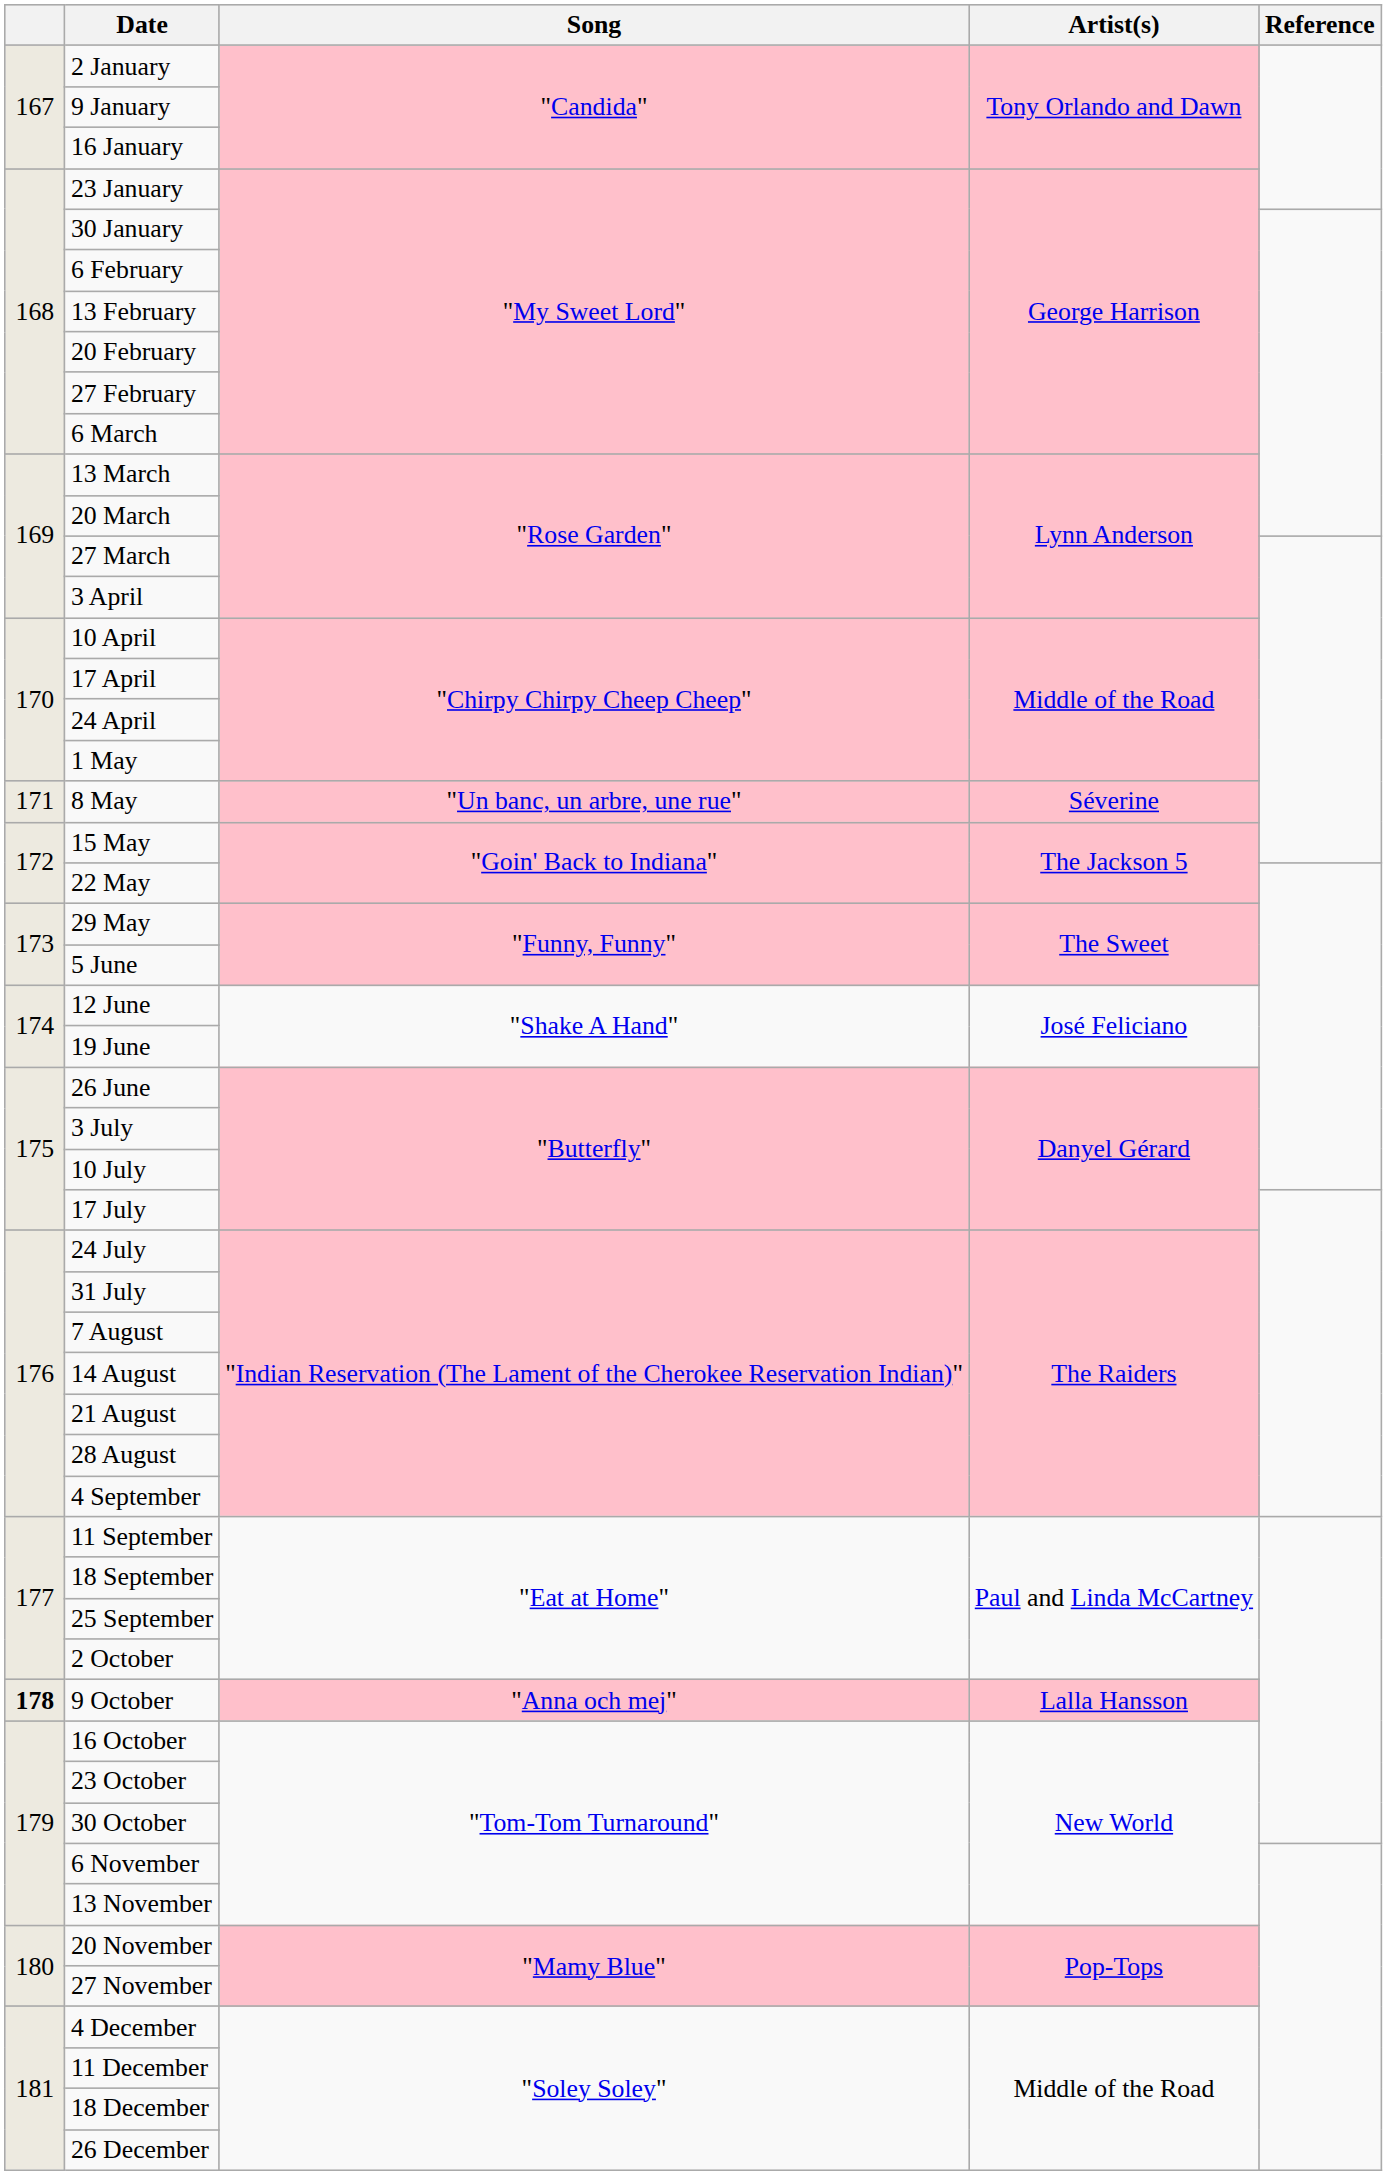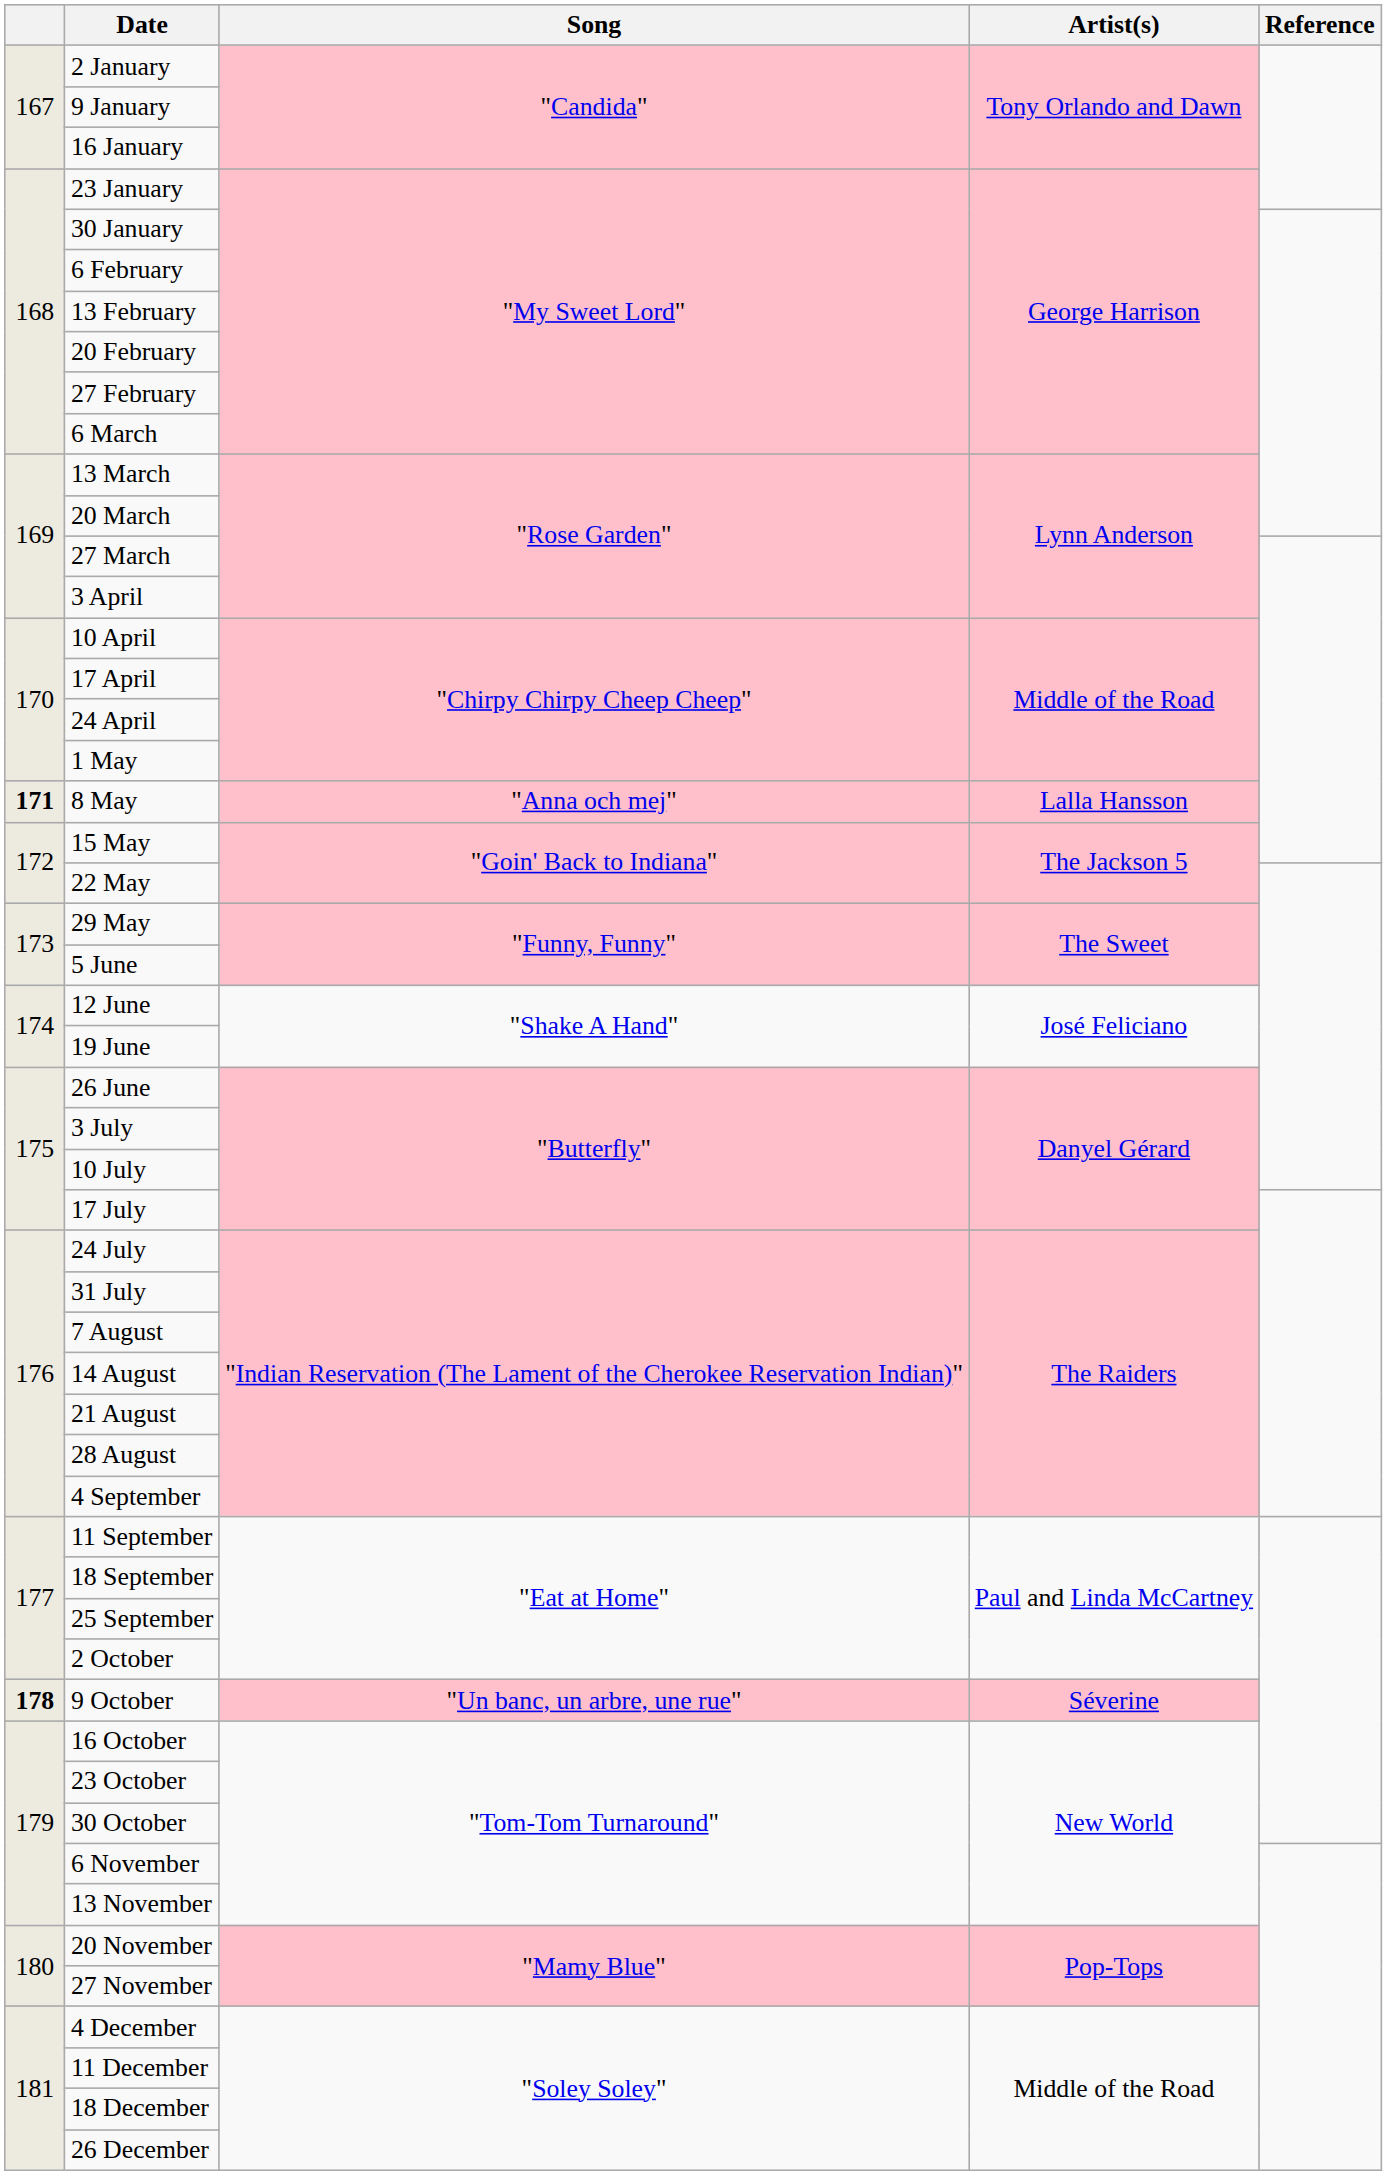(35, 801) normal -> (35, 801) bold
(594, 801) "Un banc, un arbre, une rue" -> (594, 801) "Anna och mej"
(1114, 801) Séverine -> (1114, 801) Lalla Hansson
(594, 1699) "Anna och mej" -> (594, 1699) "Un banc, un arbre, une rue"
(1114, 1699) Lalla Hansson -> (1114, 1699) Séverine
